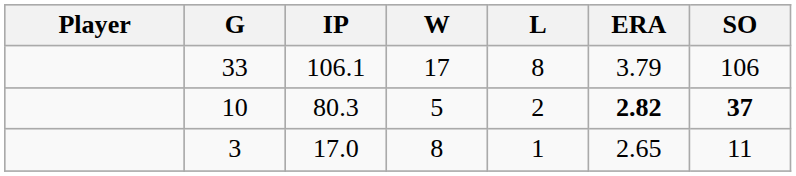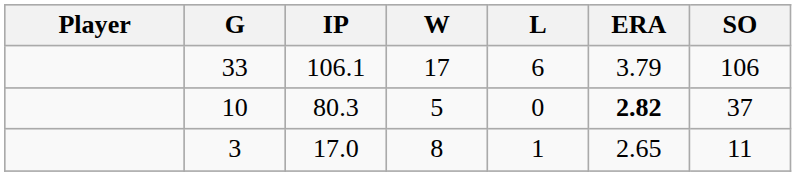(538, 66) 8 -> (538, 66) 6
(538, 107) 2 -> (538, 107) 0
(740, 107) bold -> (740, 107) normal
